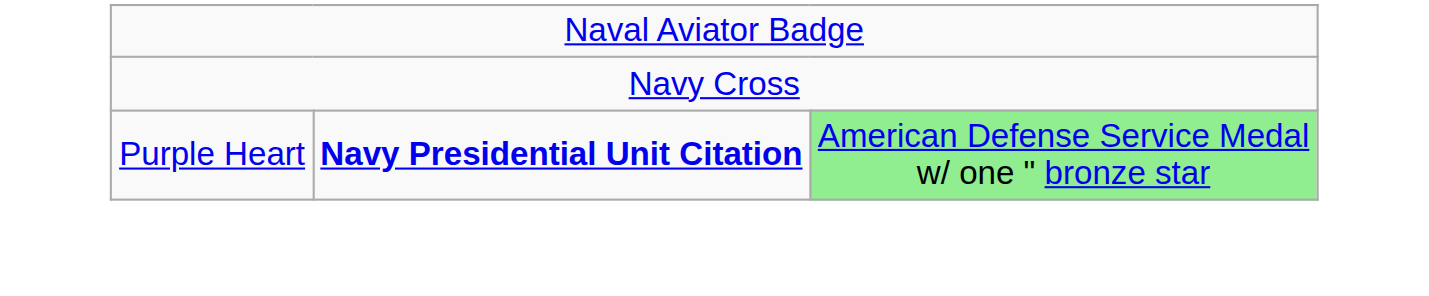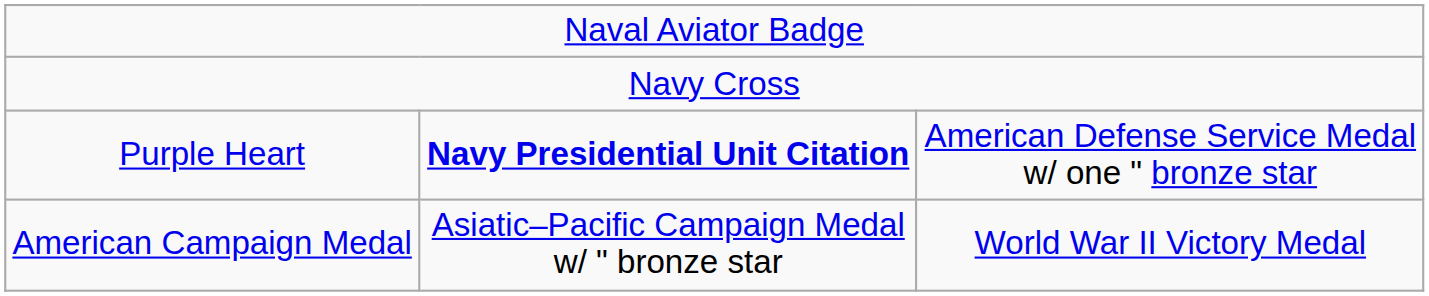(1064, 154) lightgreen background -> (1170, 154) no background
+ row: (212, 244)
